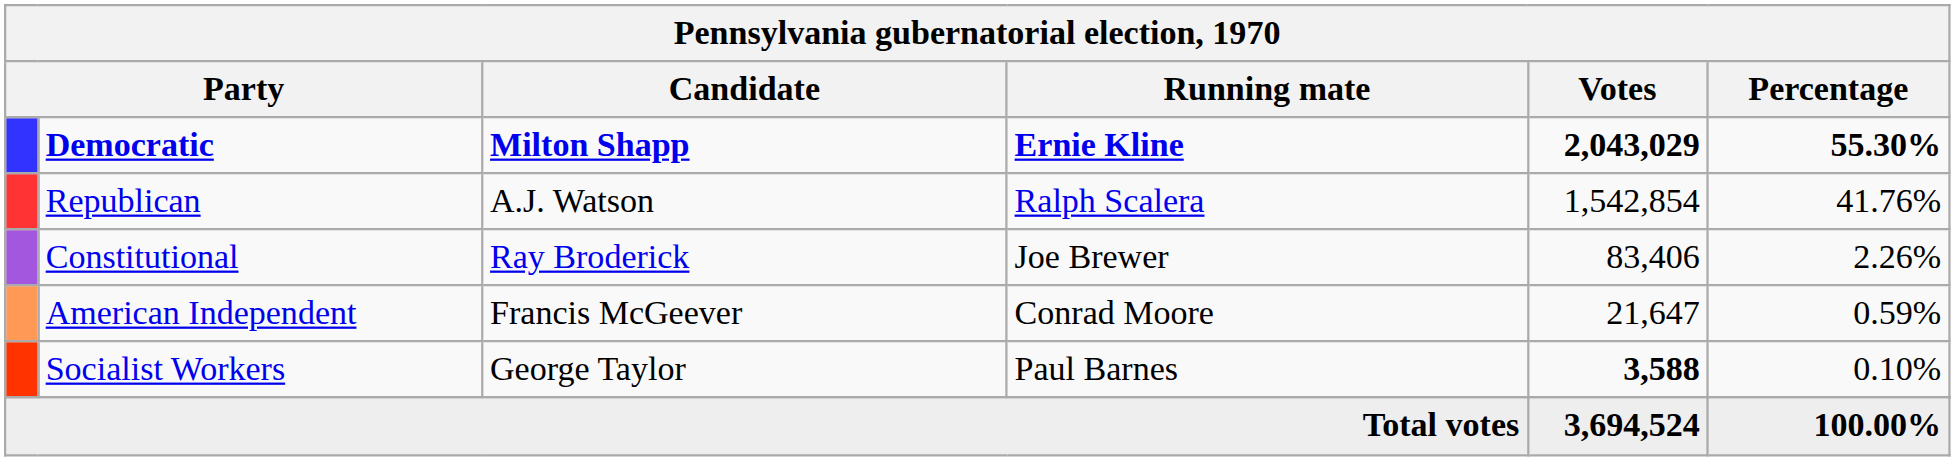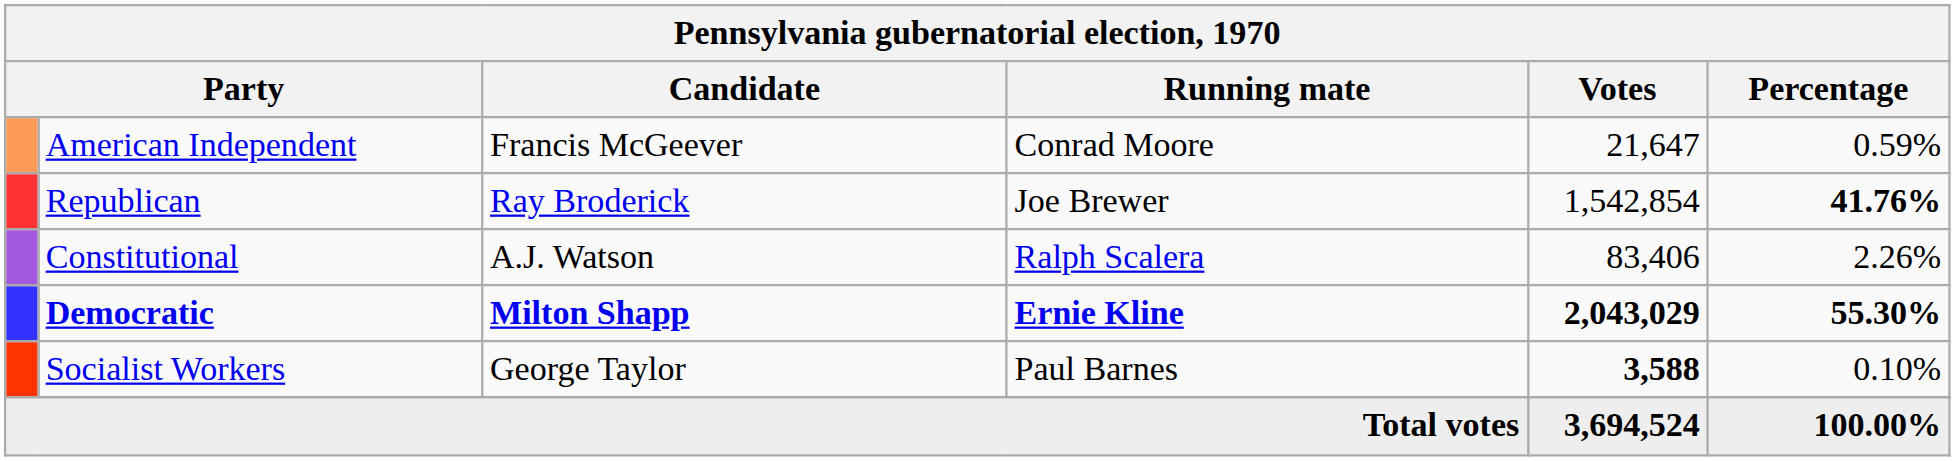rows swapped: (130, 145) <-> (201, 313)
(572, 201) A.J. Watson -> (590, 201) Ray Broderick
(1110, 201) Ralph Scalera -> (1092, 201) Joe Brewer
(1889, 201) normal -> (1886, 201) bold
(590, 257) Ray Broderick -> (572, 257) A.J. Watson
(1092, 257) Joe Brewer -> (1110, 257) Ralph Scalera
